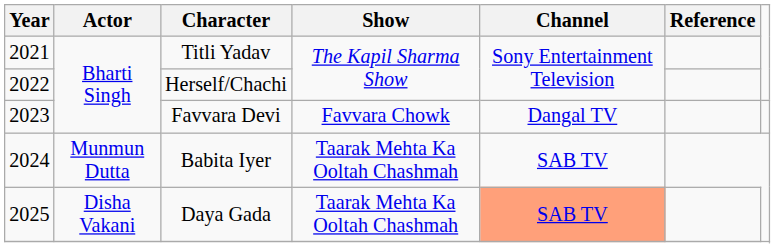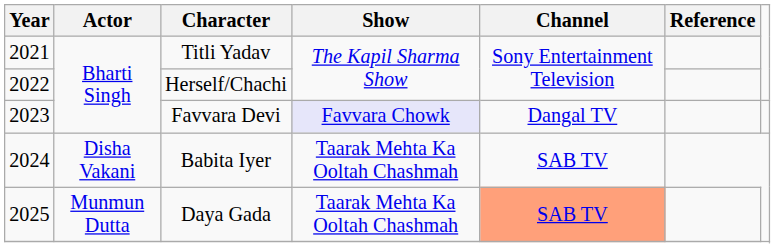(386, 116) no background -> (386, 116) lavender background
(107, 159) Munmun Dutta -> (107, 159) Disha Vakani
(107, 214) Disha Vakani -> (107, 214) Munmun Dutta
